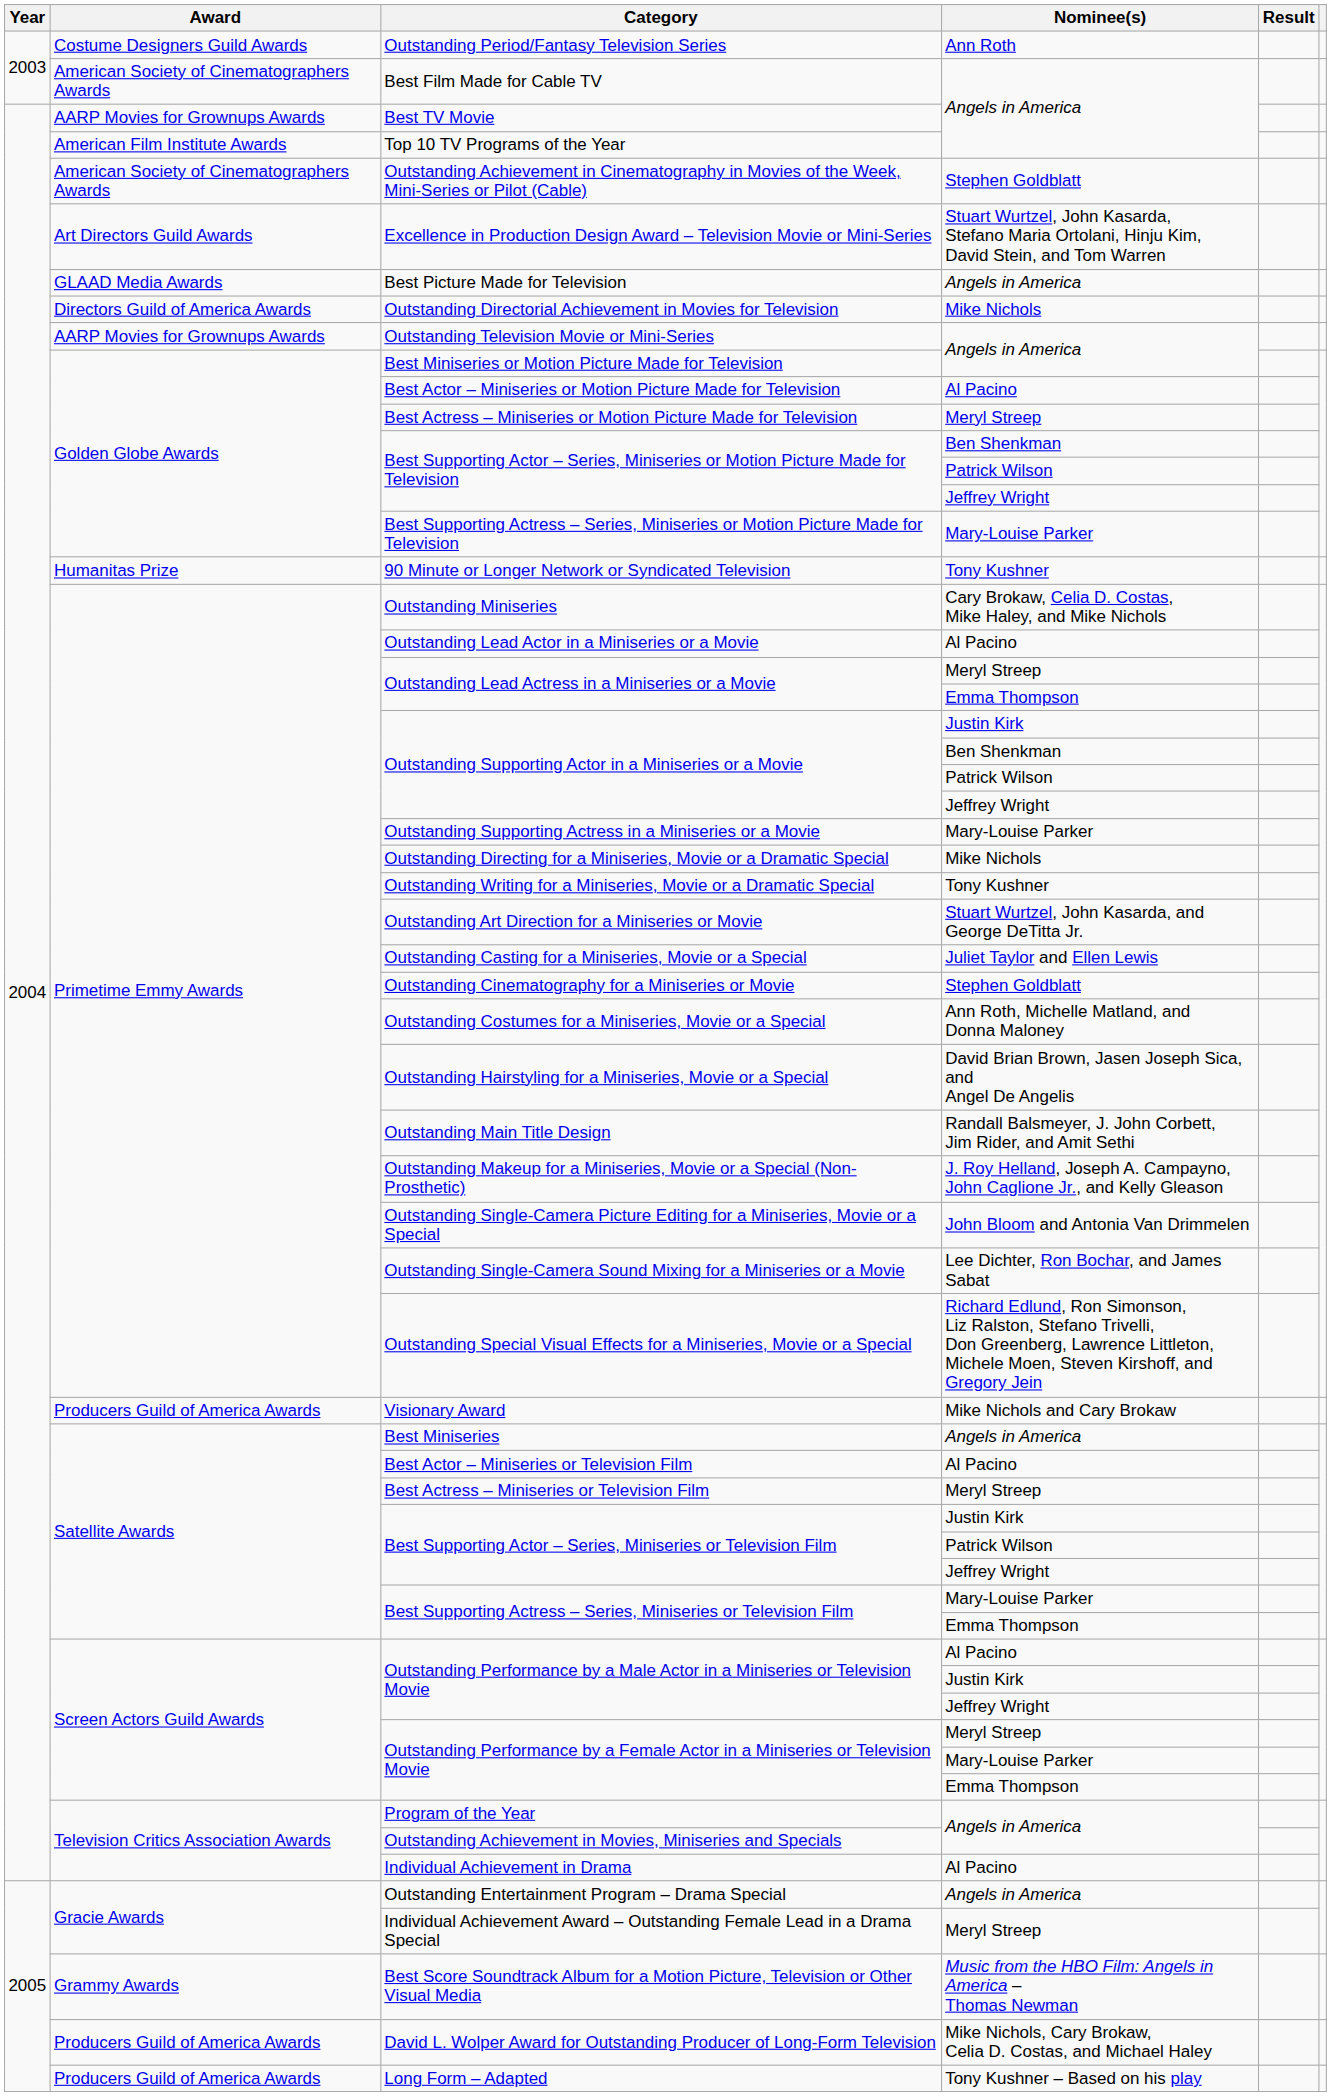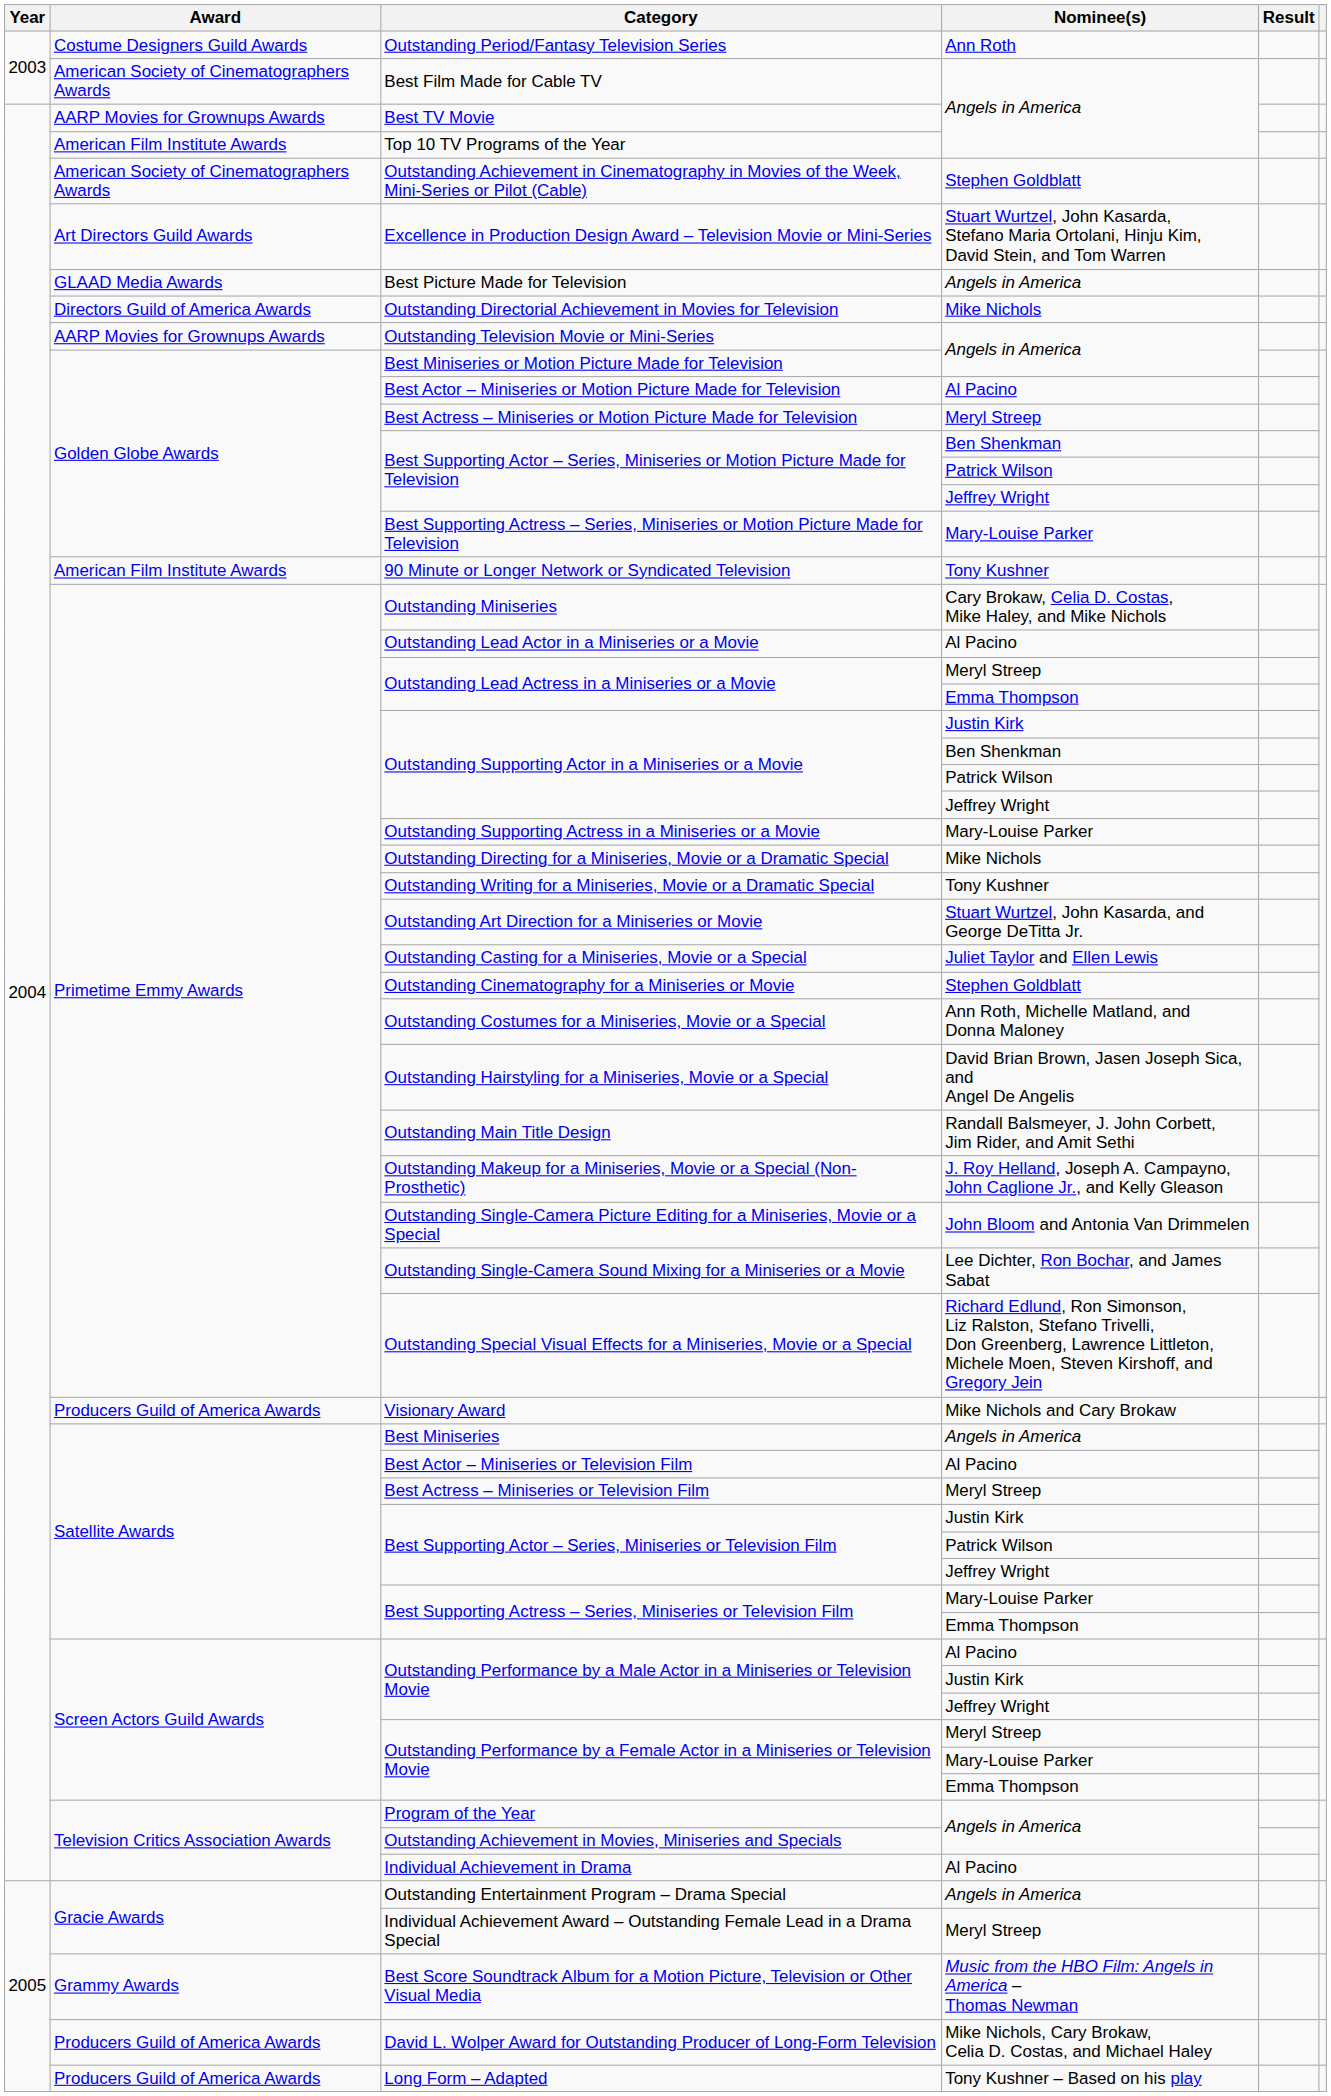(116, 570) Humanitas Prize -> (170, 570) American Film Institute Awards
